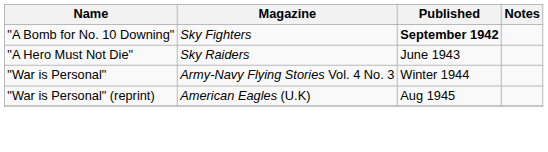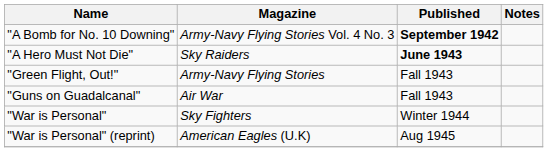(216, 34) Sky Fighters -> (287, 34) Army-Navy Flying Stories Vol. 4 No. 3
(430, 55) normal -> (431, 55) bold
+ row: (63, 75)
+ row: (74, 95)
(287, 75) Army-Navy Flying Stories Vol. 4 No. 3 -> (216, 116) Sky Fighters
